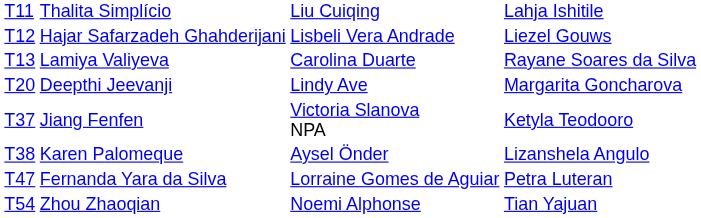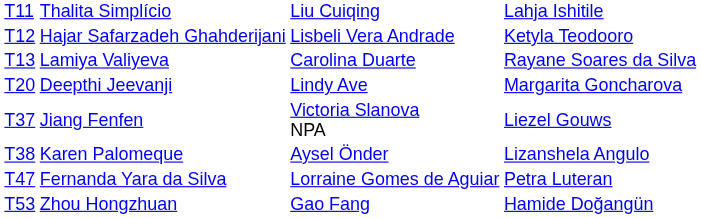(558, 36) Liezel Gouws -> (569, 36) Ketyla Teodooro
(569, 120) Ketyla Teodooro -> (558, 120) Liezel Gouws
+ row: (108, 204)
- row: (100, 204)
